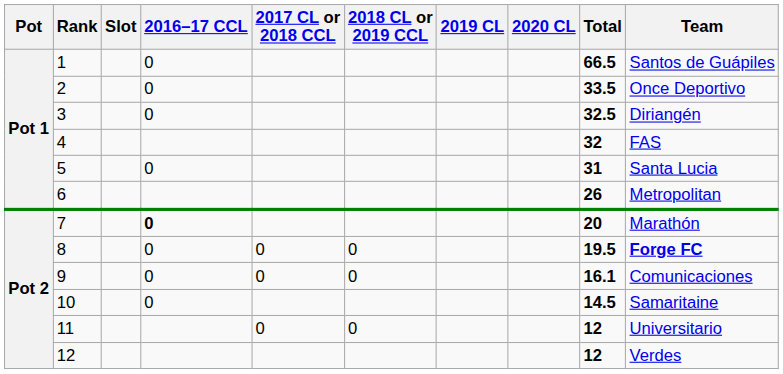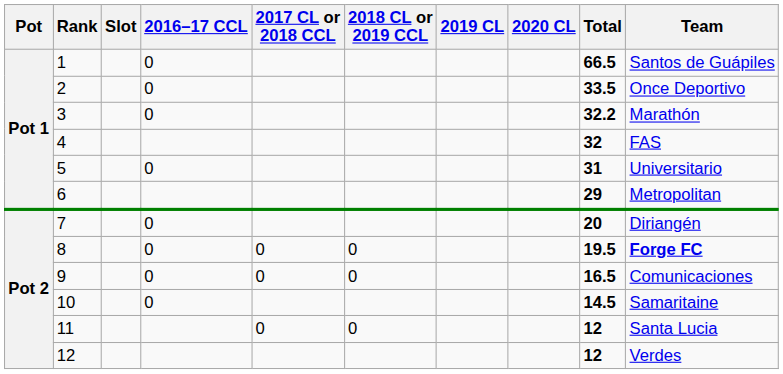(600, 115) 32.5 -> (600, 115) 32.2
(665, 115) Diriangén -> (665, 115) Marathón
(674, 168) Santa Lucia -> (676, 168) Universitario
(593, 194) 26 -> (593, 194) 29
(149, 223) bold -> (149, 223) normal
(665, 223) Marathón -> (665, 223) Diriangén
(600, 276) 16.1 -> (600, 276) 16.5
(676, 328) Universitario -> (674, 328) Santa Lucia
